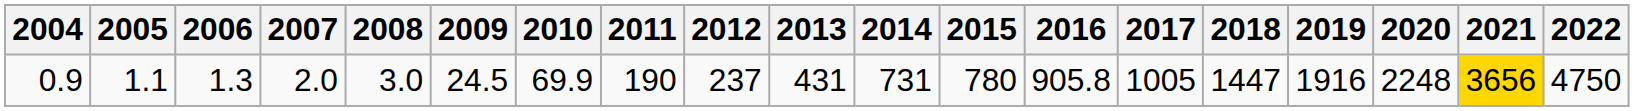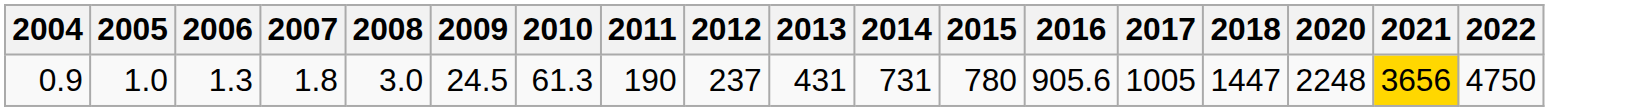- column: (1331, 29)
(146, 79) 1.1 -> (146, 79) 1.0
(316, 79) 2.0 -> (316, 79) 1.8
(562, 79) 69.9 -> (562, 79) 61.3
(1071, 79) 905.8 -> (1071, 79) 905.6
